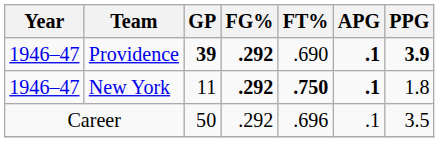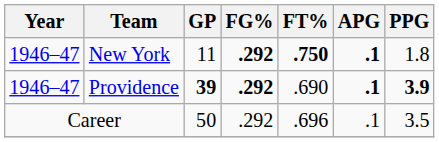rows swapped: (129, 87) <-> (134, 54)
